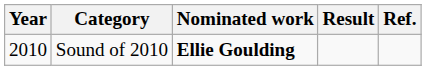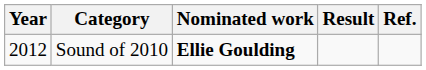(28, 49) 2010 -> (28, 49) 2012
